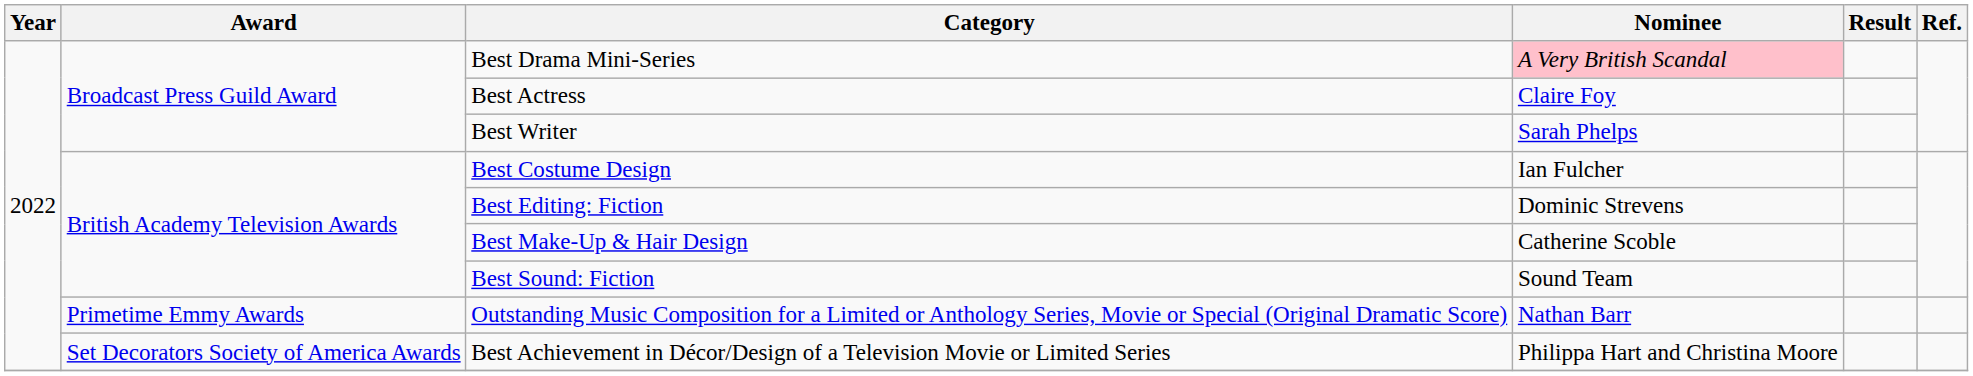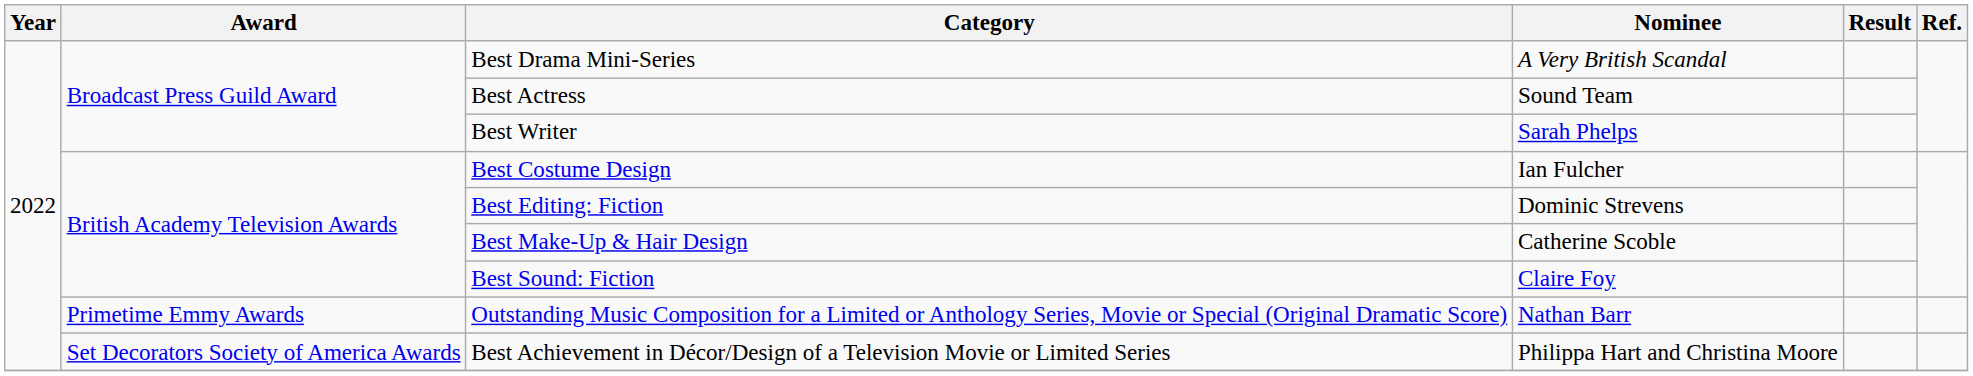(1622, 59) pink background -> (1622, 59) no background
(1567, 95) Claire Foy -> (1575, 95) Sound Team
(1575, 278) Sound Team -> (1567, 278) Claire Foy
